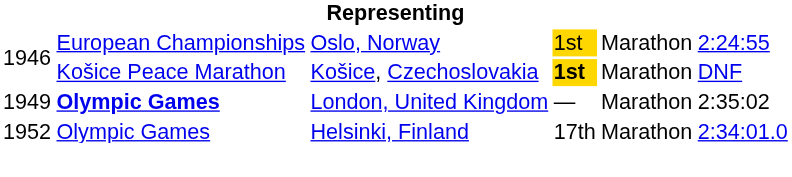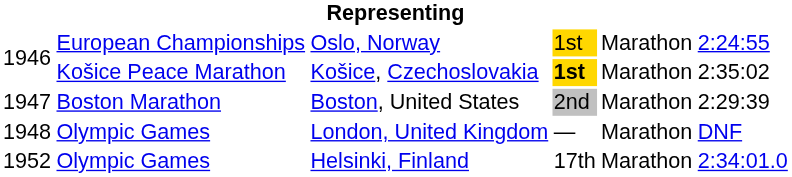(720, 72) DNF -> (734, 72) 2:35:02
+ row: (415, 102)
(27, 102) 1949 -> (27, 131) 1948
(138, 102) bold -> (133, 131) normal
(734, 102) 2:35:02 -> (720, 131) DNF
